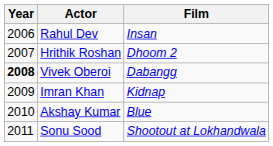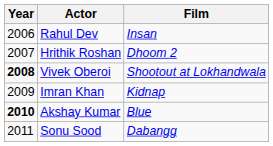(152, 72) Dabangg -> (196, 72) Shootout at Lokhandwala
(21, 111) normal -> (21, 111) bold
(196, 131) Shootout at Lokhandwala -> (152, 131) Dabangg
